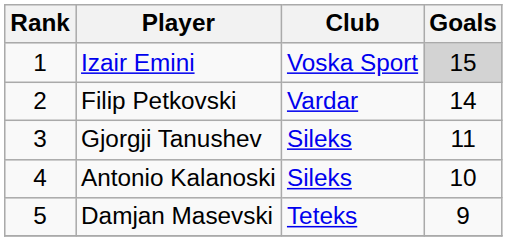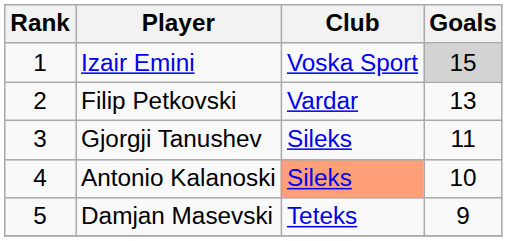(463, 100) 14 -> (463, 100) 13
(319, 178) no background -> (319, 178) lightsalmon background
